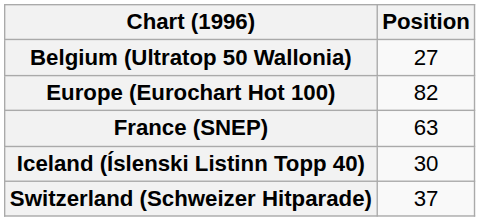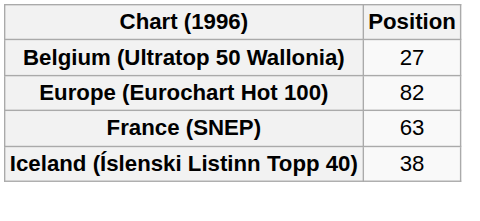(426, 163) 30 -> (412, 163) 38
- row: (191, 198)
